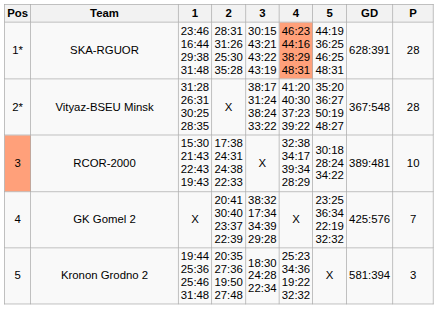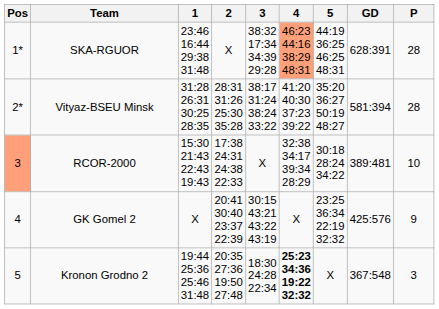(229, 50) 28:31 31:26 25:30 35:28 -> (229, 50) X
(262, 50) 30:15 43:21 43:22 43:19 -> (262, 50) 38:32 17:34 34:39 29:28
(229, 107) X -> (229, 107) 28:31 31:26 25:30 35:28
(370, 107) 367:548 -> (370, 107) 581:394
(262, 219) 38:32 17:34 34:39 29:28 -> (262, 219) 30:15 43:21 43:22 43:19
(413, 219) 7 -> (414, 219) 9
(296, 276) normal -> (296, 276) bold
(370, 276) 581:394 -> (370, 276) 367:548
